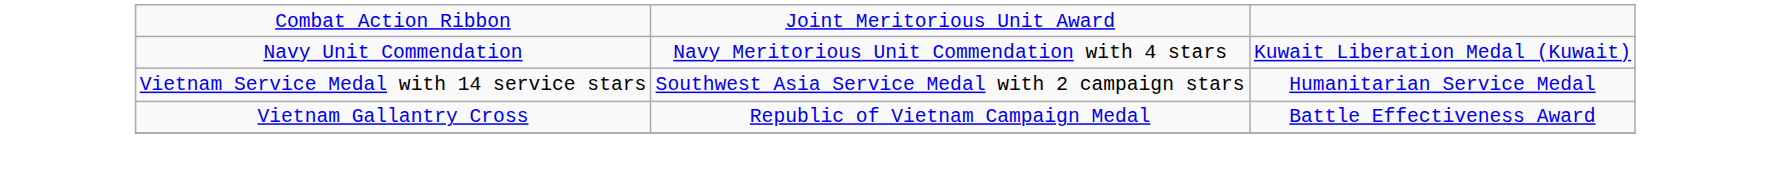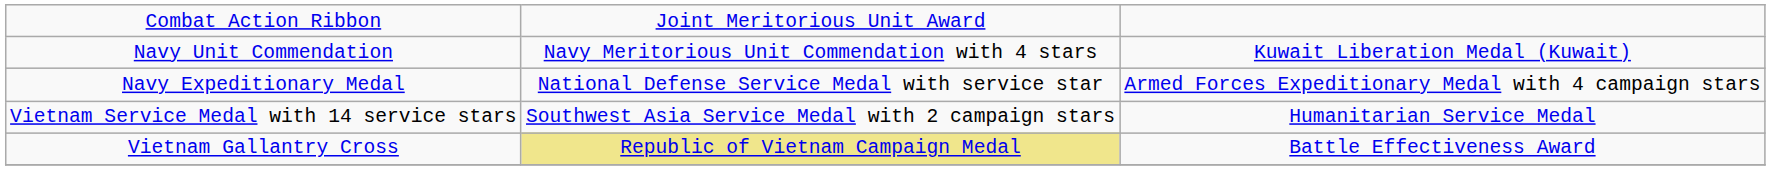+ row: (263, 85)
(950, 117) no background -> (821, 149) khaki background
